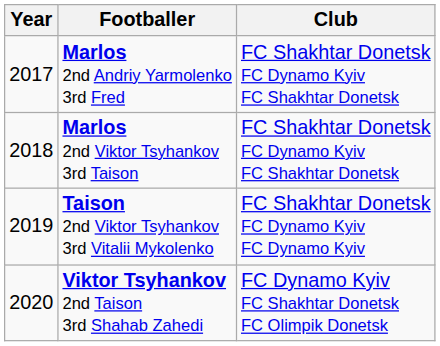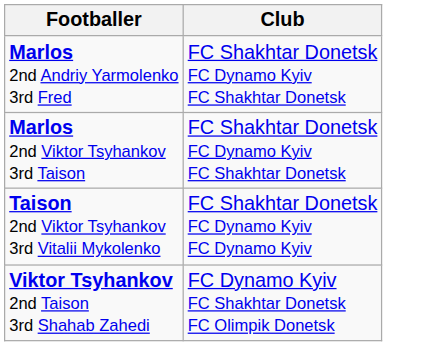- column: (31, 20)
